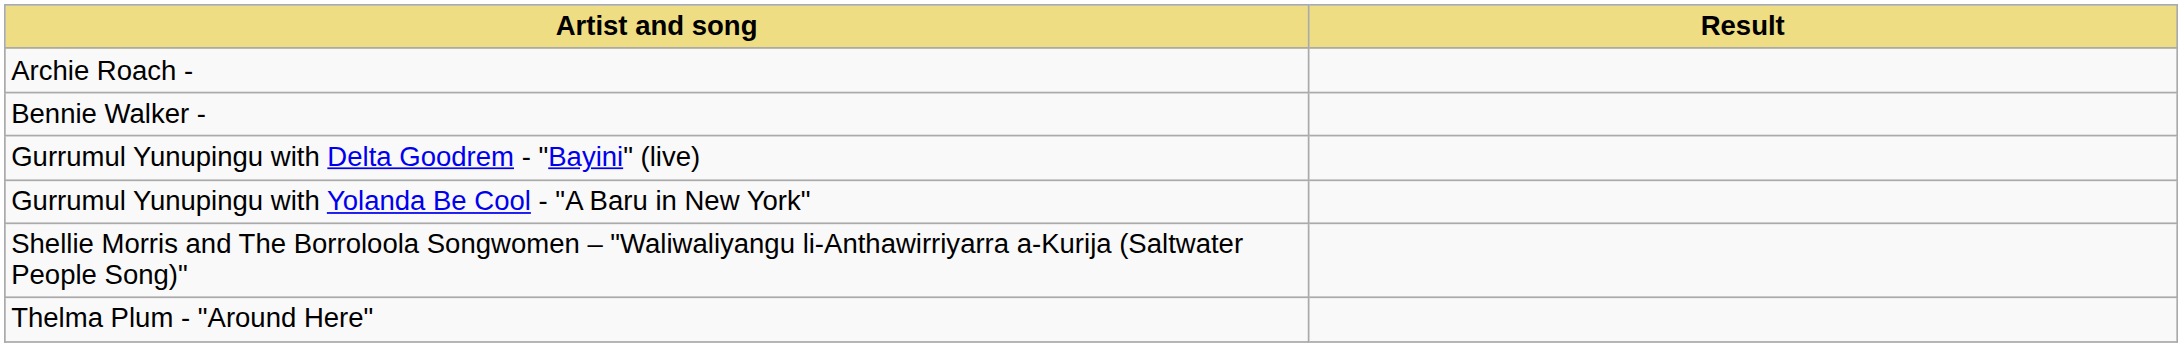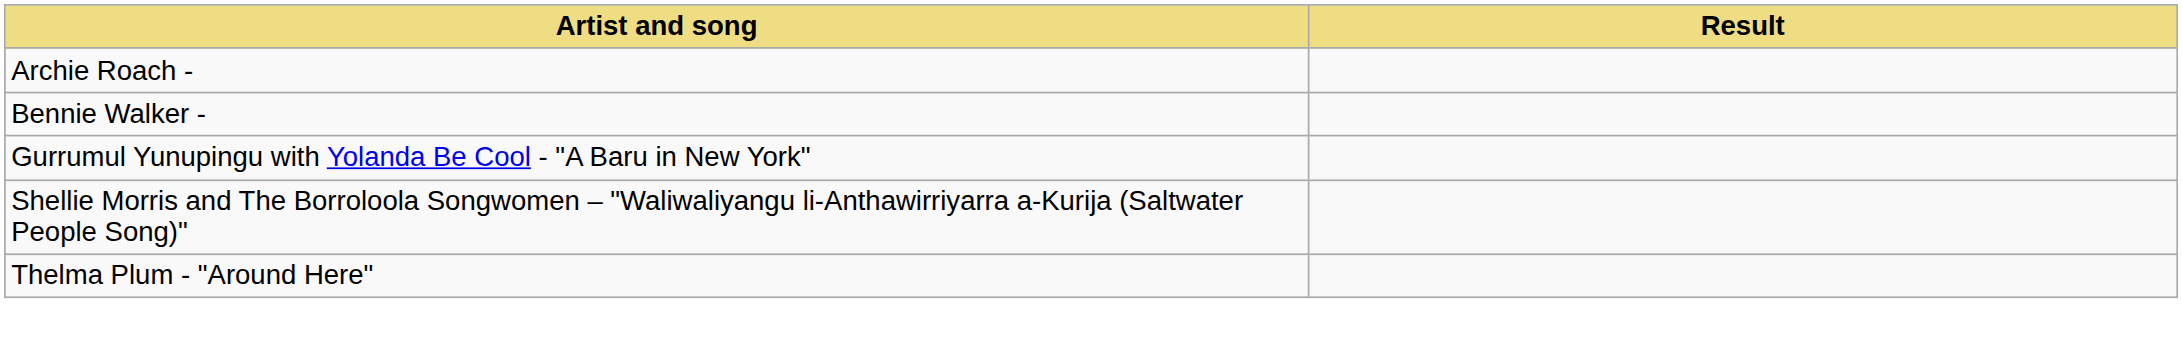- row: (356, 157)
